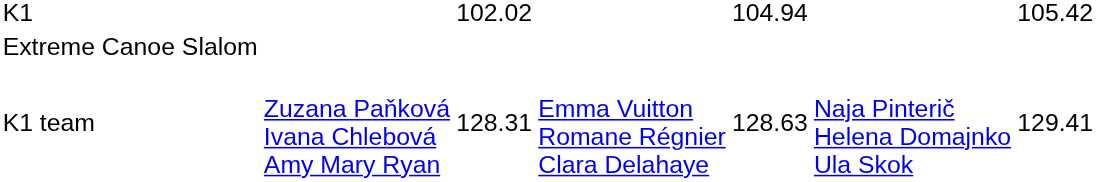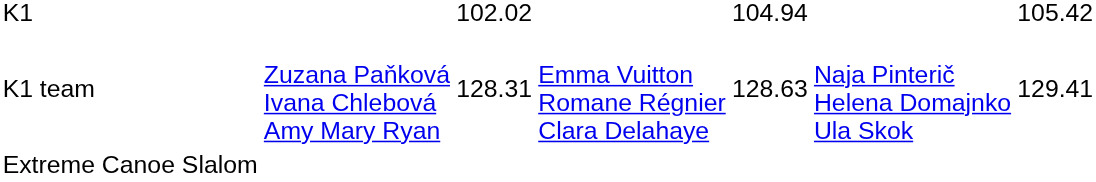rows swapped: (49, 123) <-> (130, 47)
